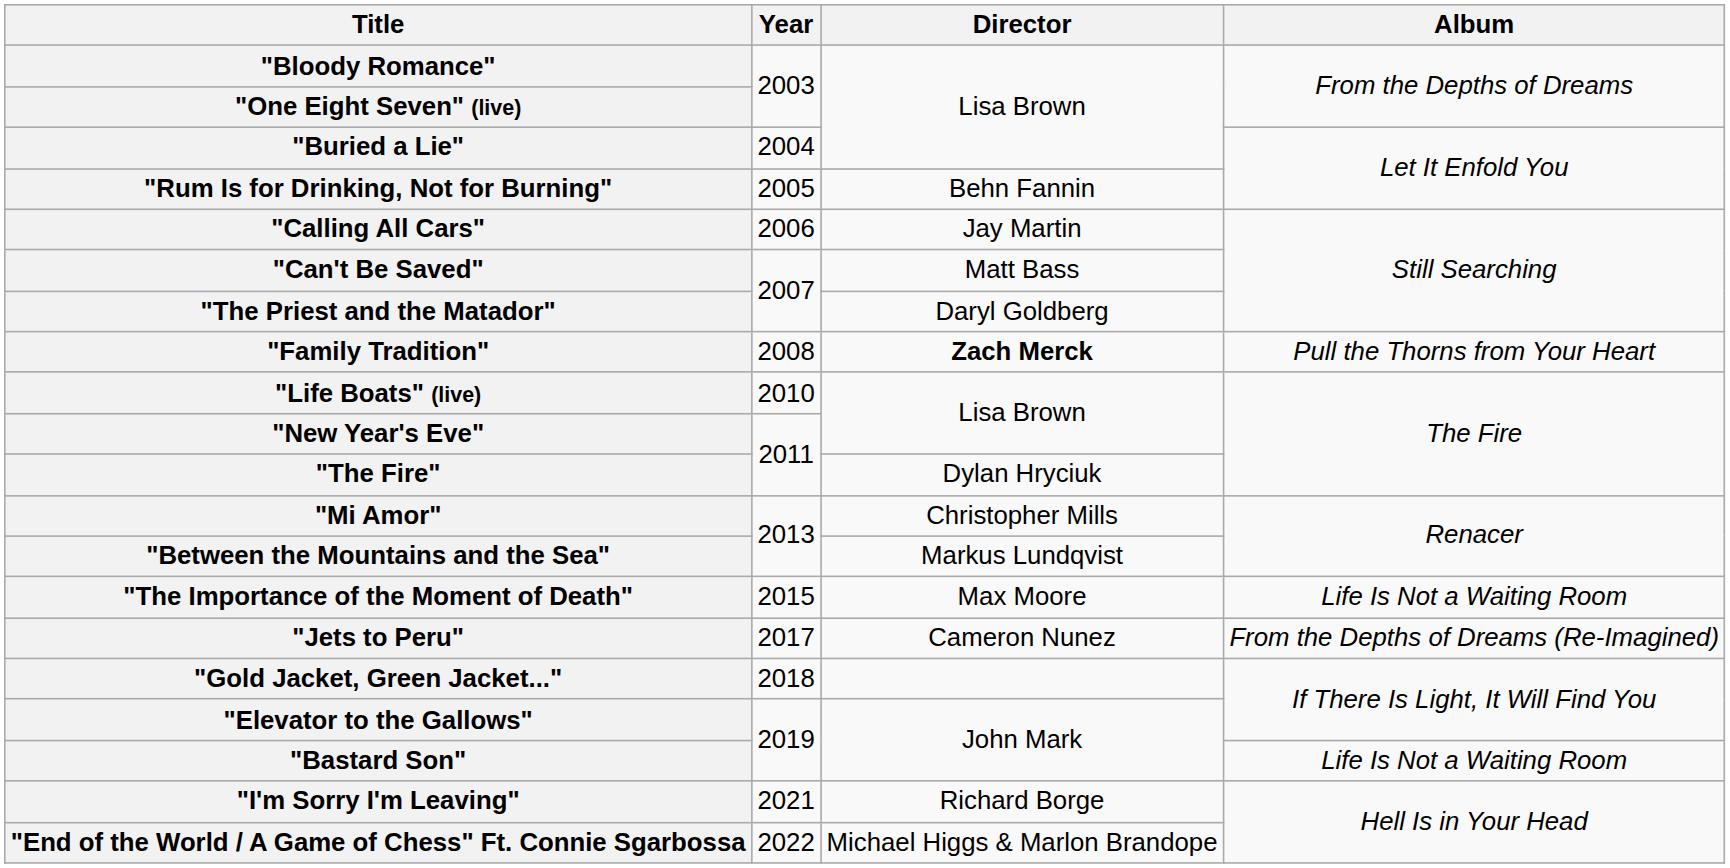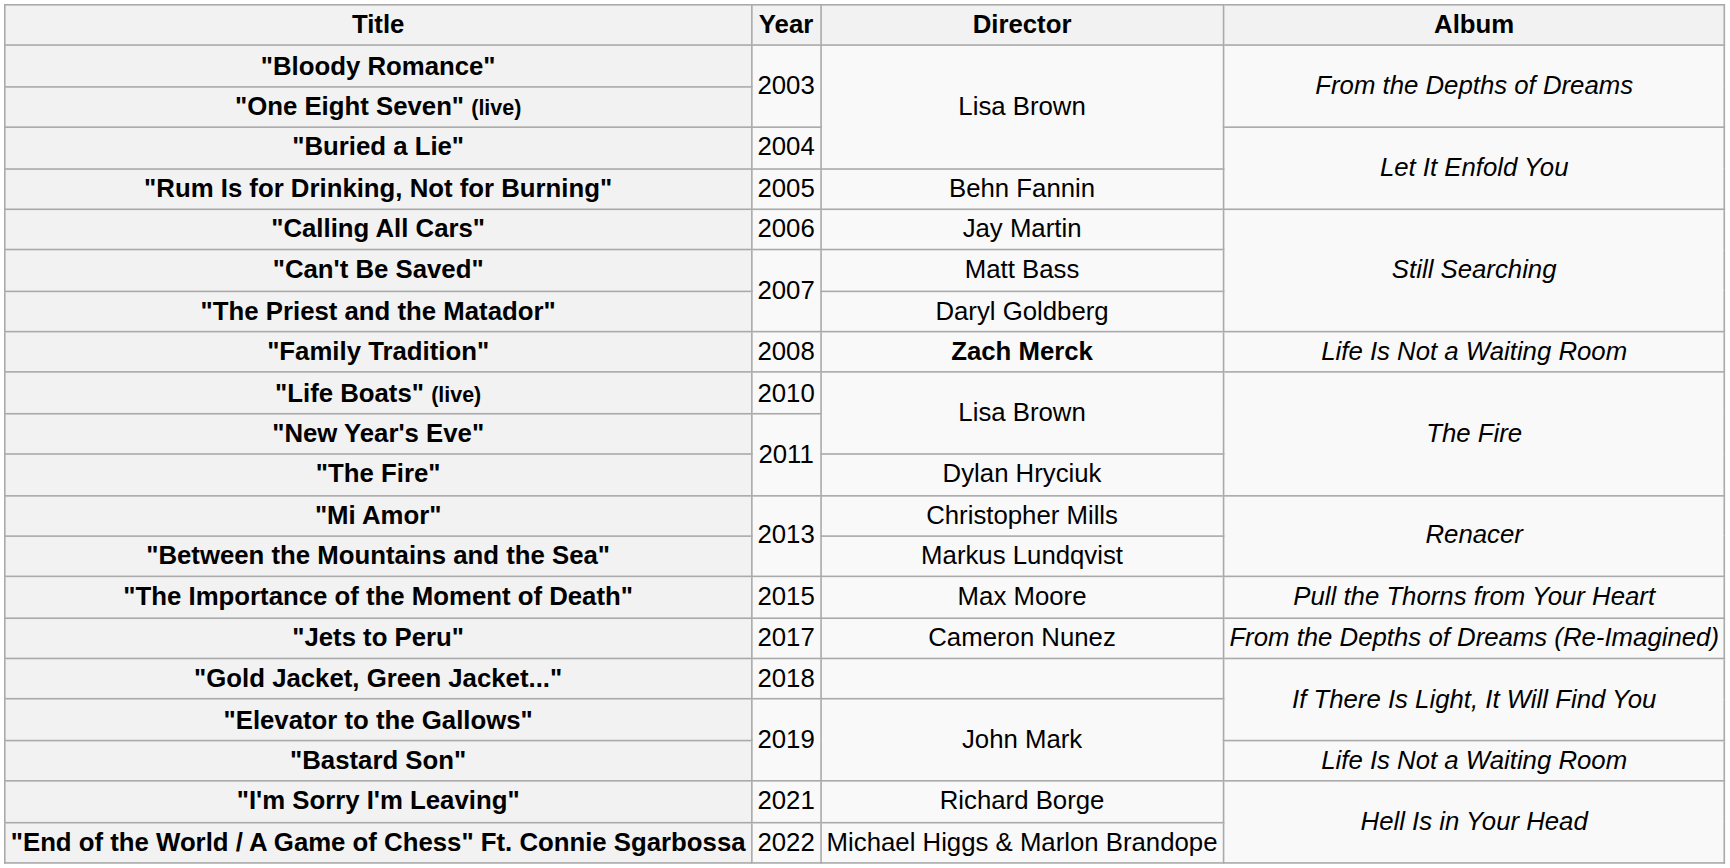(1474, 351) Pull the Thorns from Your Heart -> (1474, 351) Life Is Not a Waiting Room
(1474, 596) Life Is Not a Waiting Room -> (1474, 596) Pull the Thorns from Your Heart
